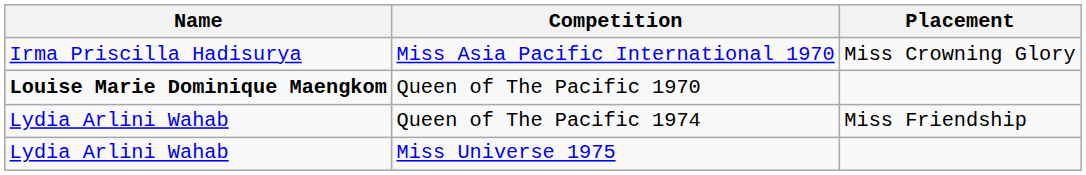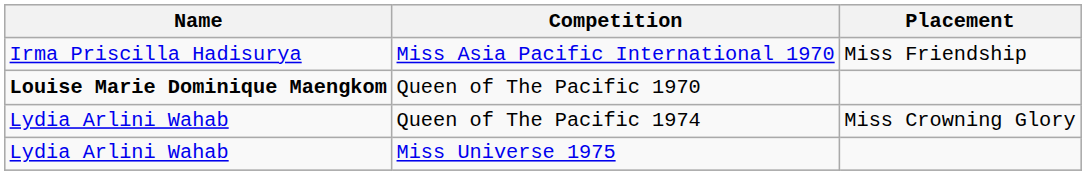(960, 54) Miss Crowning Glory -> (936, 54) Miss Friendship
(936, 120) Miss Friendship -> (960, 120) Miss Crowning Glory
